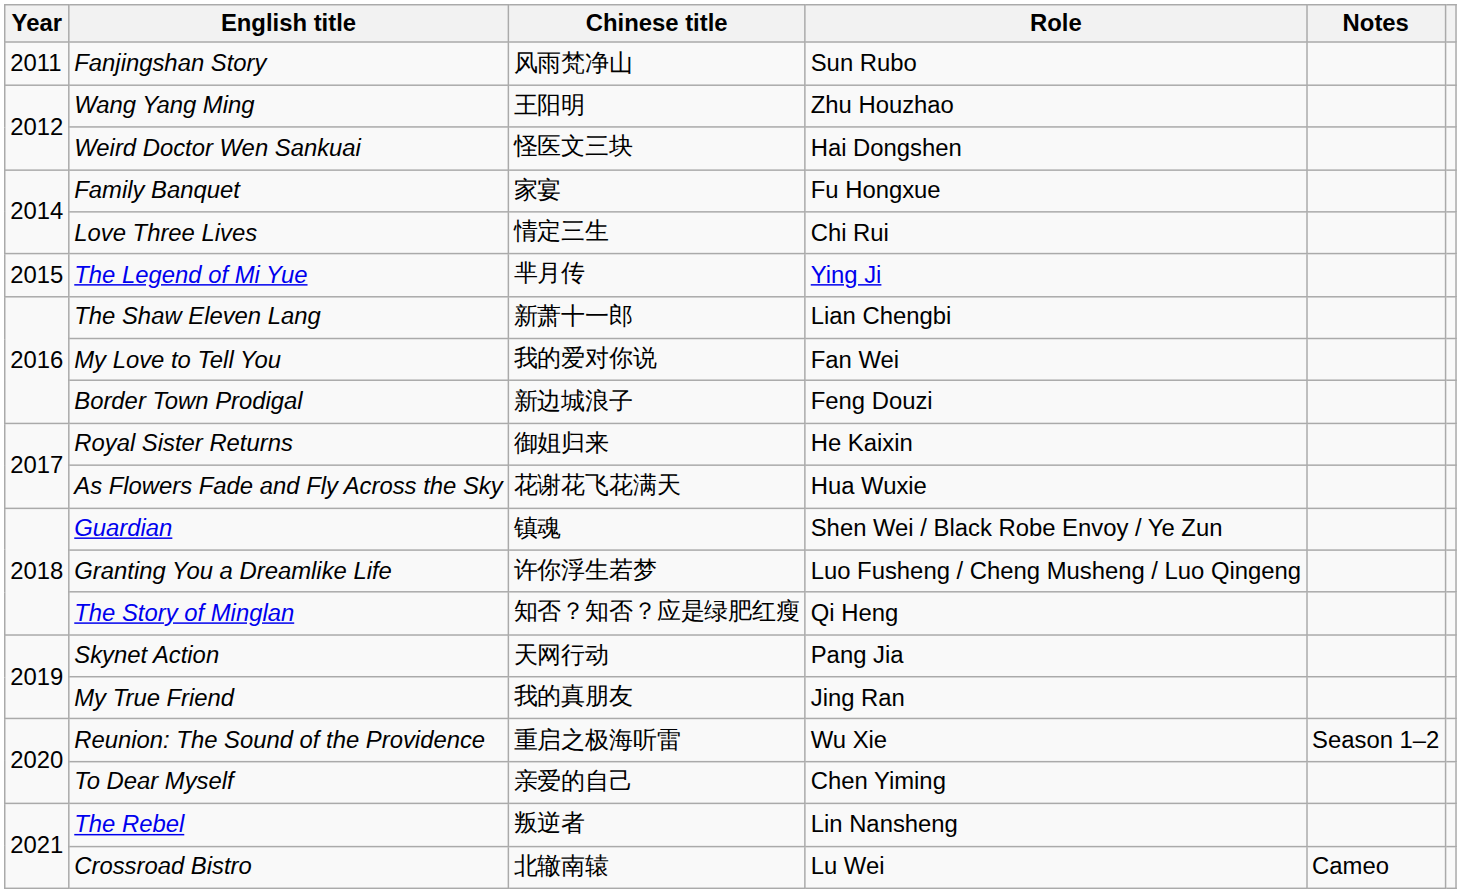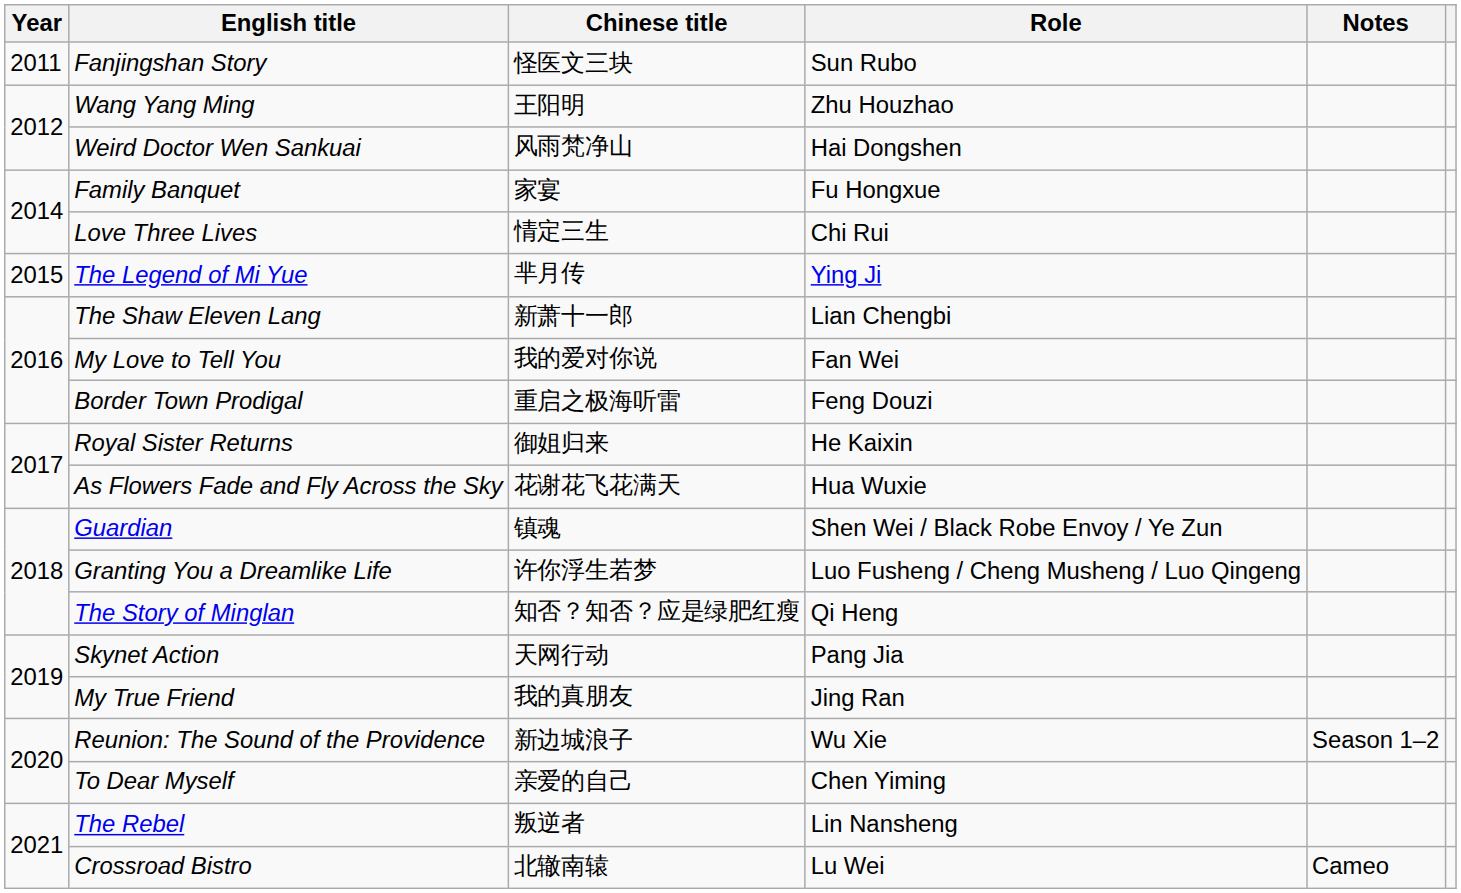(573, 62) 风雨梵净山 -> (573, 62) 怪医文三块
(573, 147) 怪医文三块 -> (573, 147) 风雨梵净山
(573, 400) 新边城浪子 -> (597, 400) 重启之极海听雷
(597, 739) 重启之极海听雷 -> (573, 739) 新边城浪子
